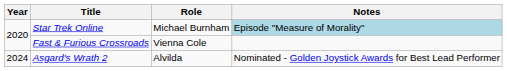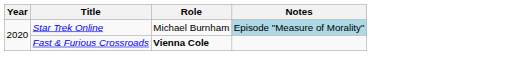(180, 43) normal -> (181, 43) bold
- row: (70, 58)
